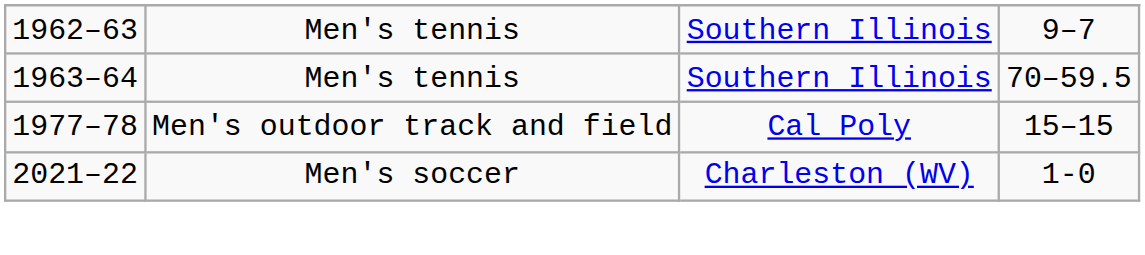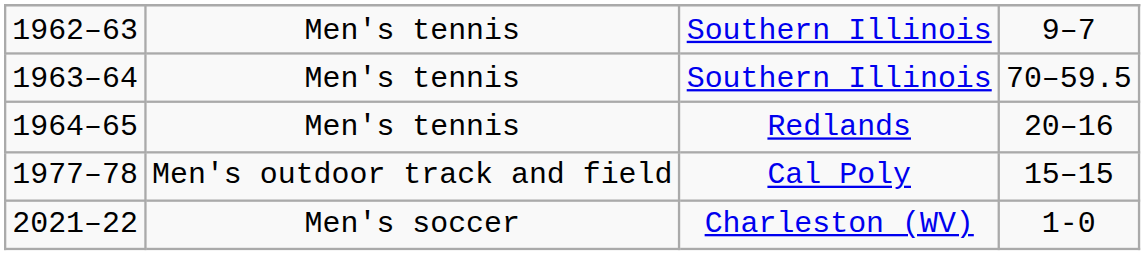+ row: (75, 127)
